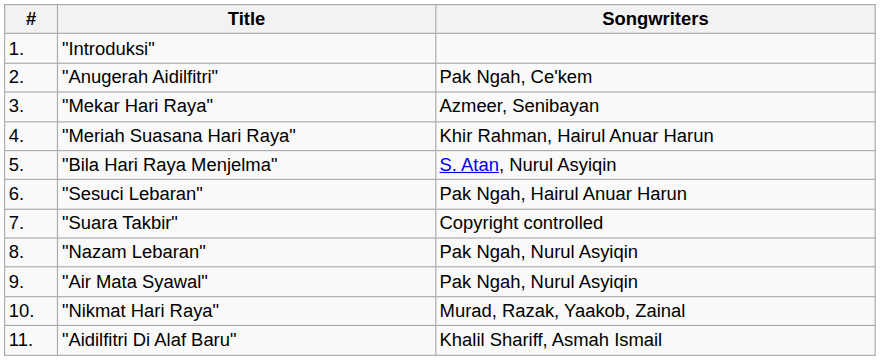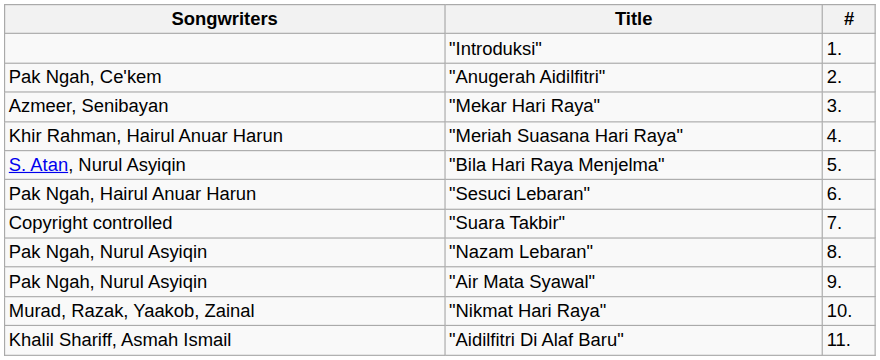columns swapped: (31, 19) <-> (655, 19)
